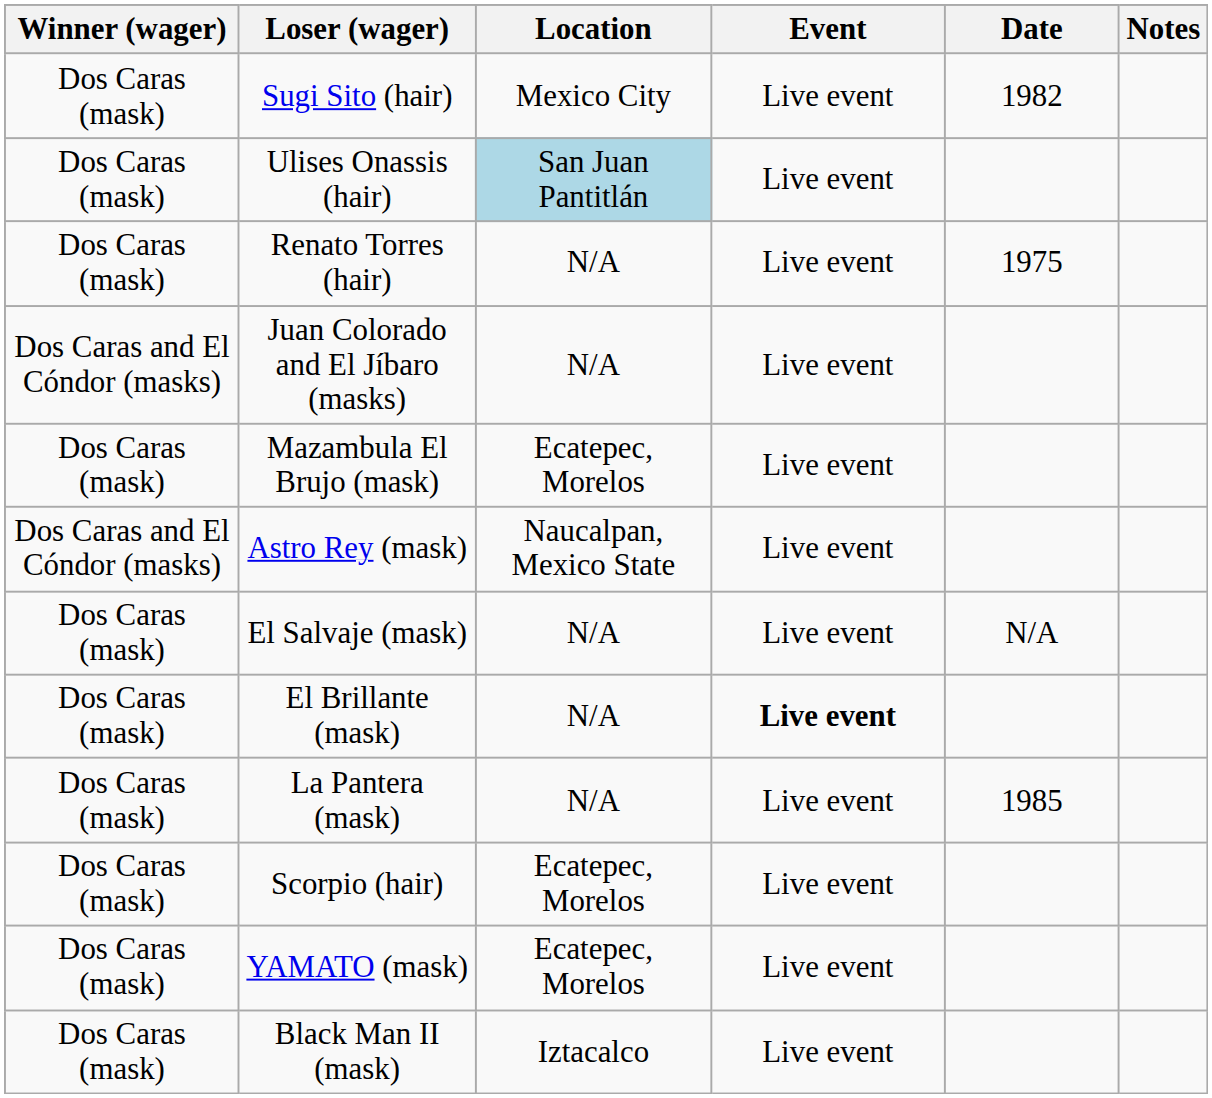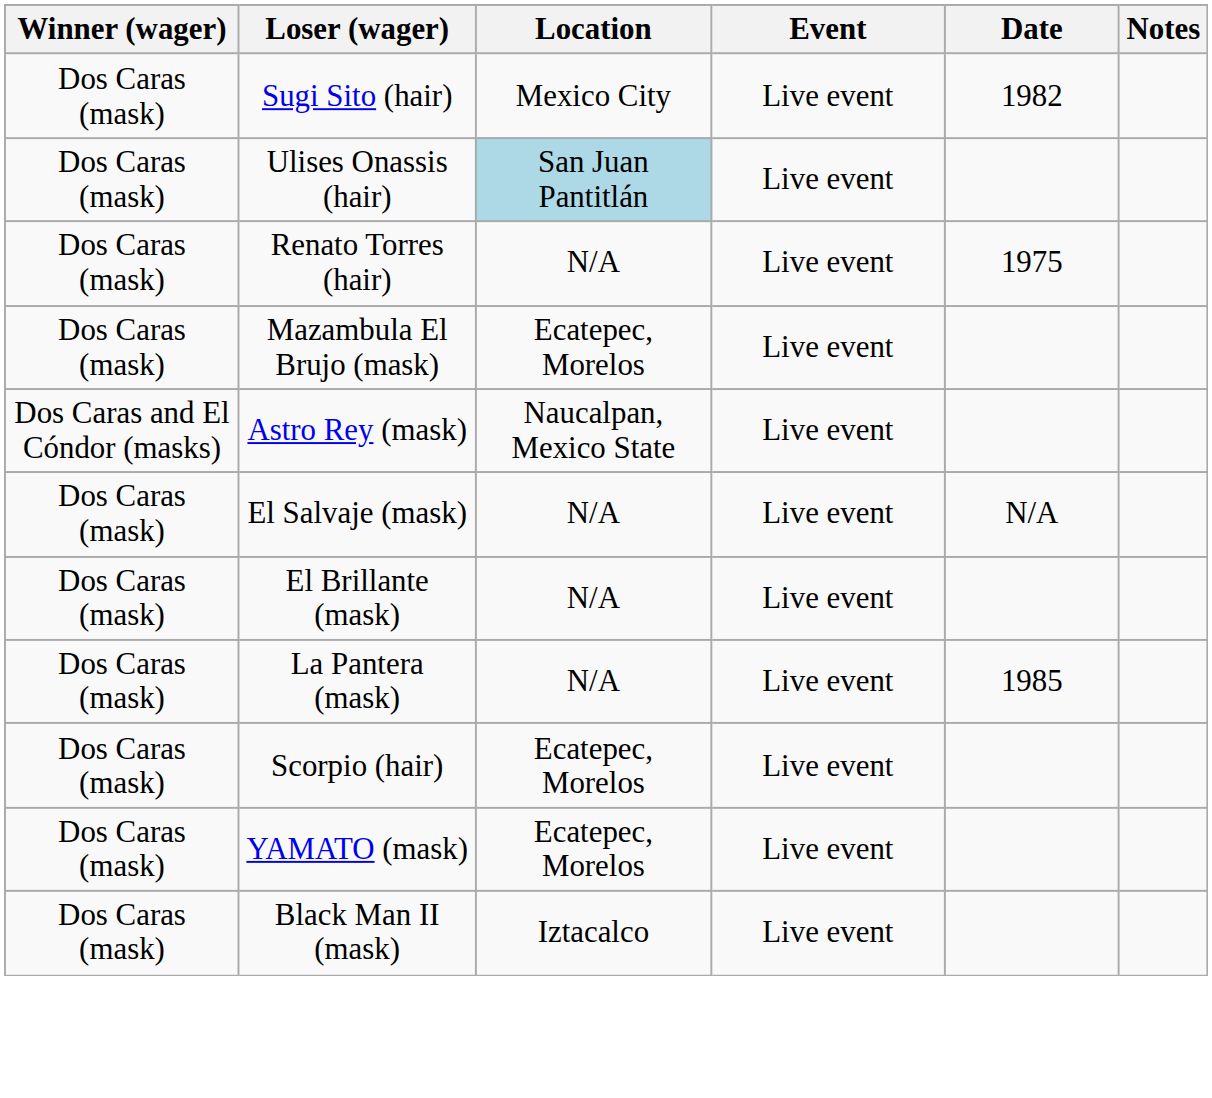- row: (357, 363)
(828, 716) bold -> (828, 597) normal
